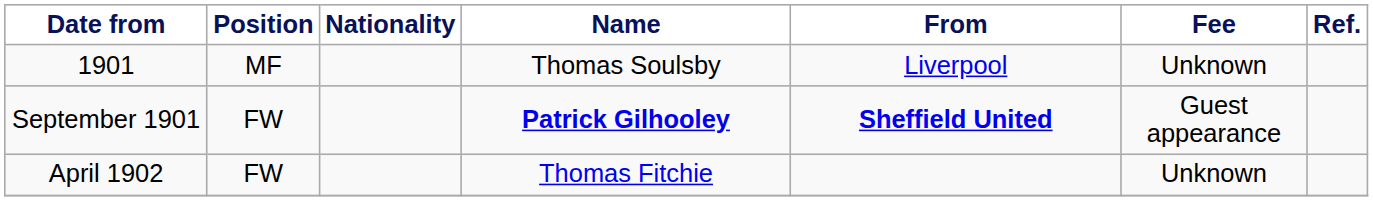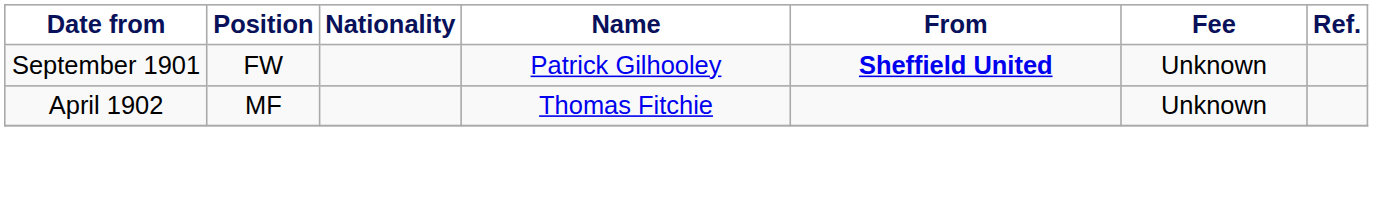- row: (106, 65)
(626, 119) bold -> (626, 65) normal
(1214, 119) Guest appearance -> (1214, 65) Unknown
(263, 174) FW -> (263, 105) MF
